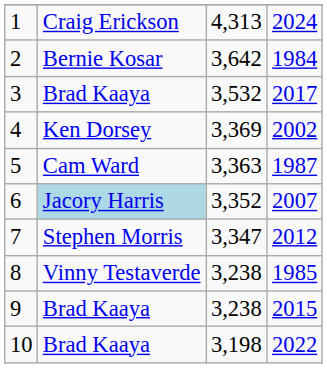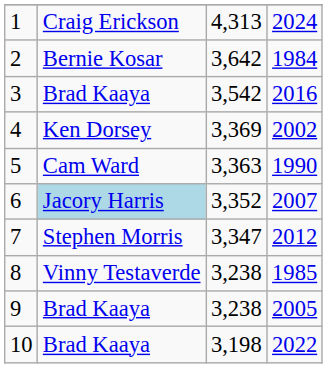(236, 93) 3,532 -> (236, 93) 3,542
(295, 93) 2017 -> (295, 93) 2016
(295, 165) 1987 -> (295, 165) 1990
(295, 308) 2015 -> (295, 308) 2005
